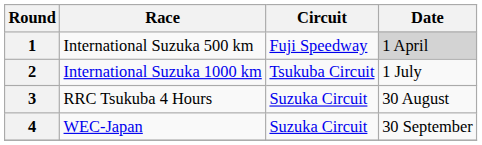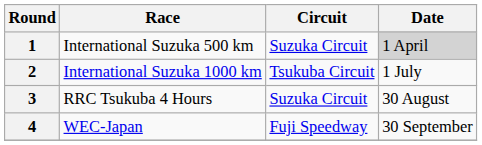(318, 45) Fuji Speedway -> (318, 45) Suzuka Circuit
(318, 126) Suzuka Circuit -> (318, 126) Fuji Speedway
